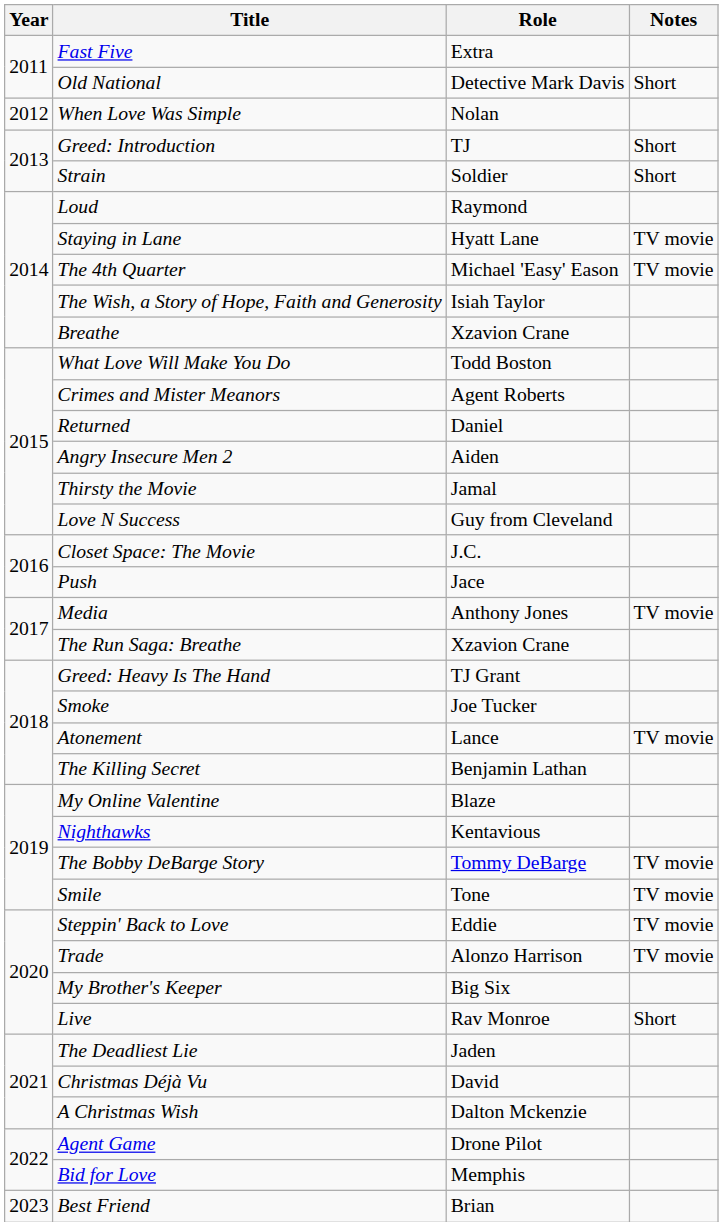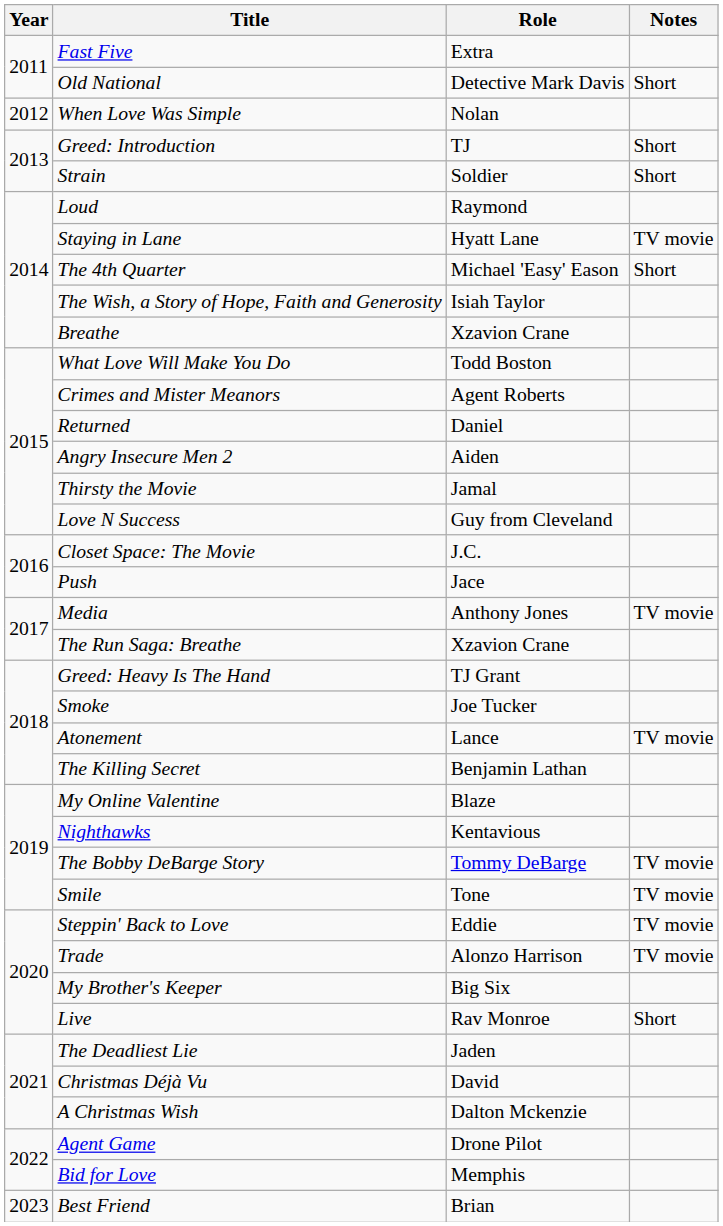(674, 269) TV movie -> (655, 269) Short
